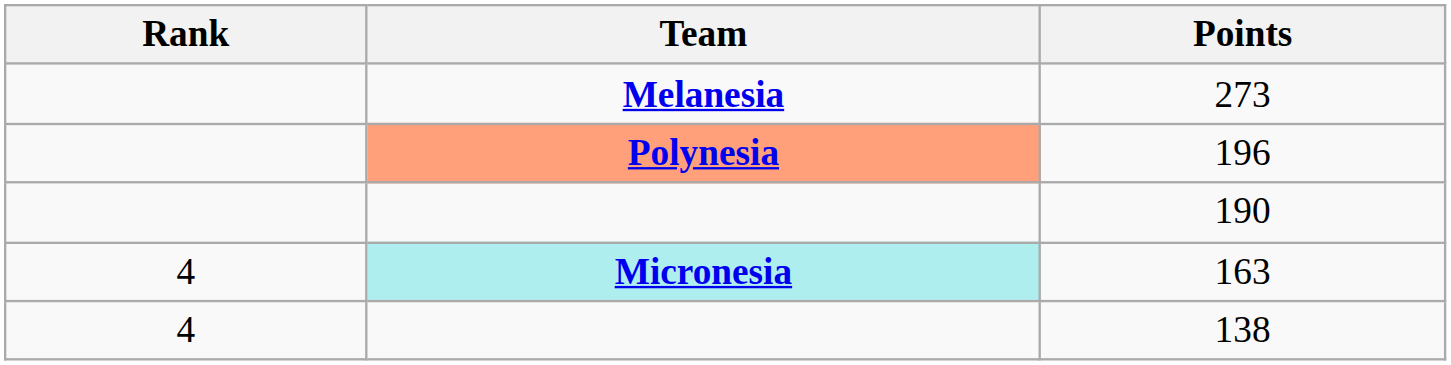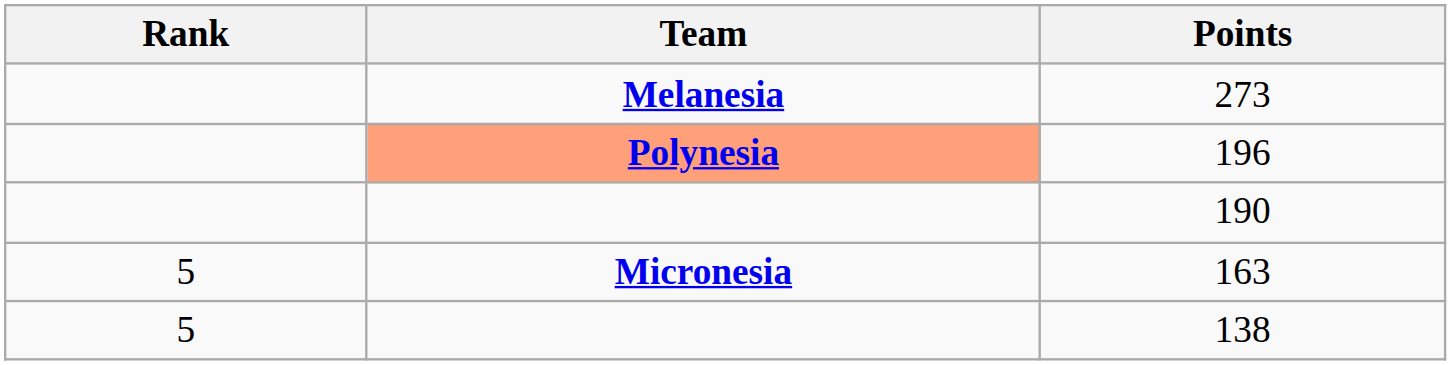(186, 270) 4 -> (186, 270) 5
(703, 270) paleturquoise background -> (703, 270) no background
(186, 329) 4 -> (186, 329) 5
